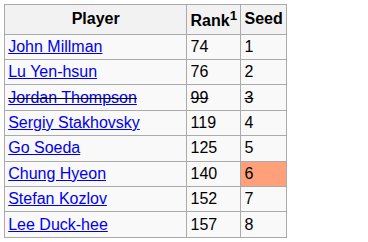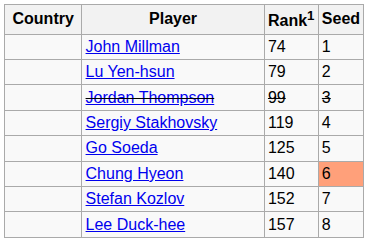+ column: (43, 19)
(199, 72) 76 -> (277, 72) 79
